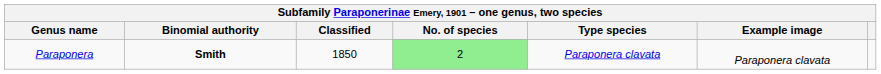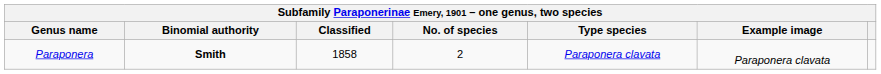(345, 54) 1850 -> (345, 54) 1858
(460, 54) lightgreen background -> (460, 54) no background
